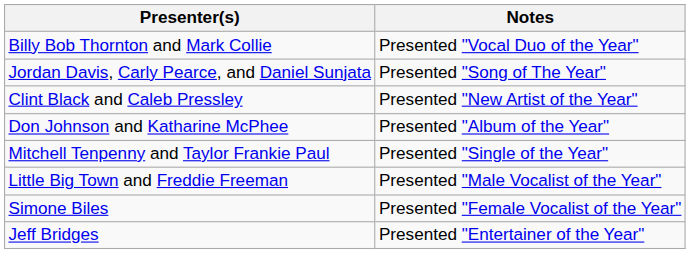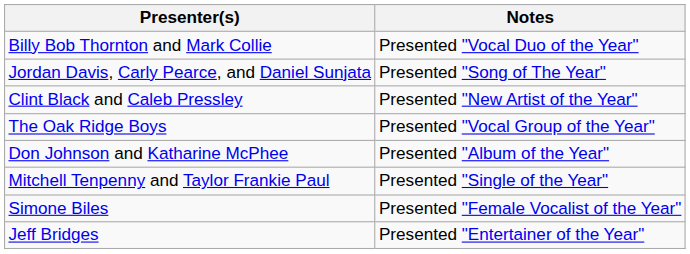+ row: (87, 126)
- row: (148, 180)
